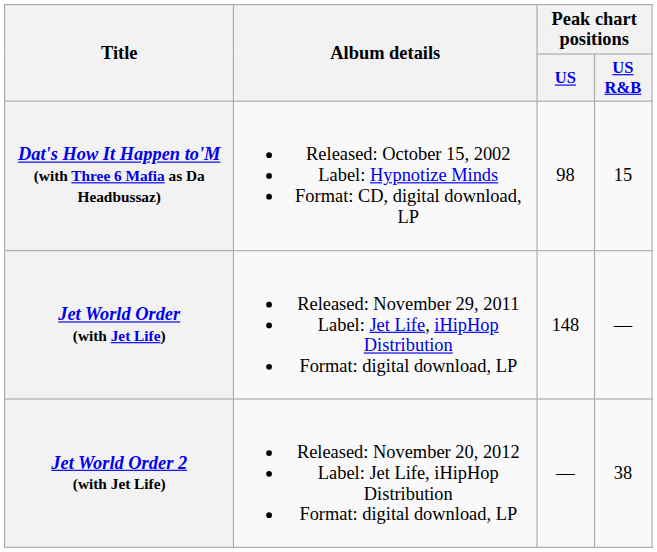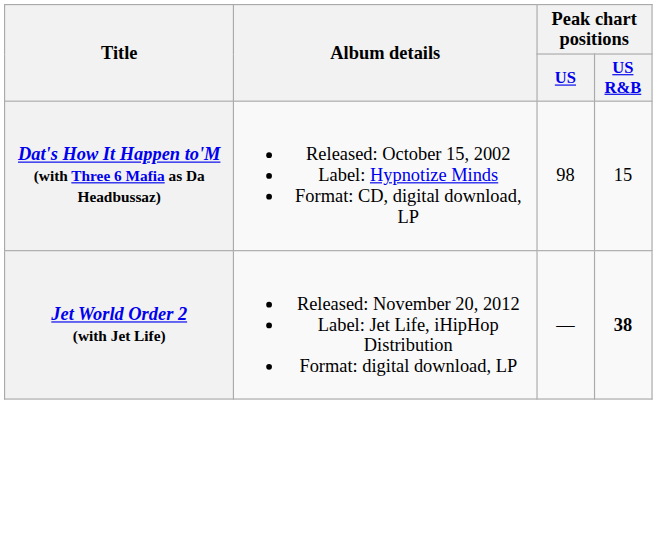- row: (119, 324)
(623, 473) normal -> (623, 324) bold
